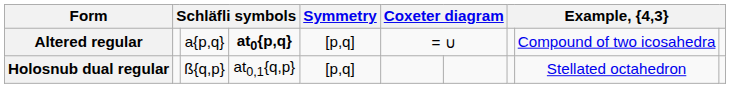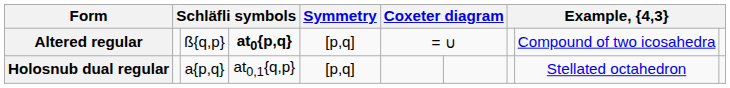(205, 42) a{p,q} -> (205, 42) ß{q,p}
(205, 69) ß{q,p} -> (205, 69) a{p,q}
